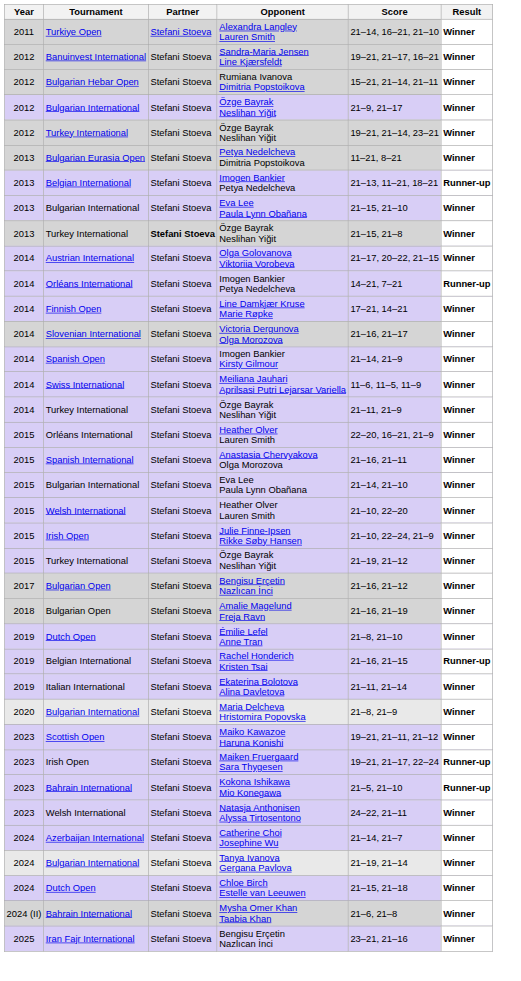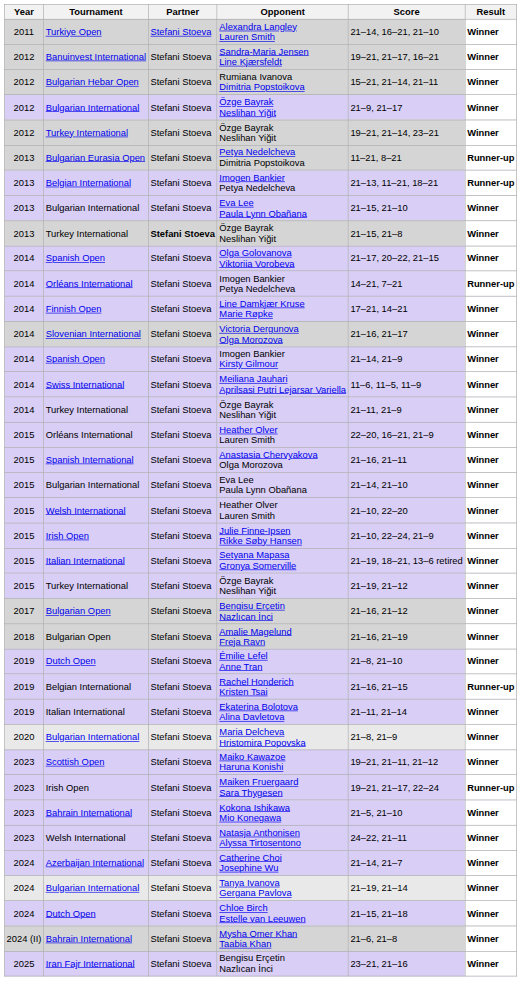(459, 158) Winner -> (491, 158) Runner-up
(90, 259) Austrian International -> (75, 259) Spanish Open
+ row: (24, 561)
(467, 788) Runner-up -> (483, 813) Winner
